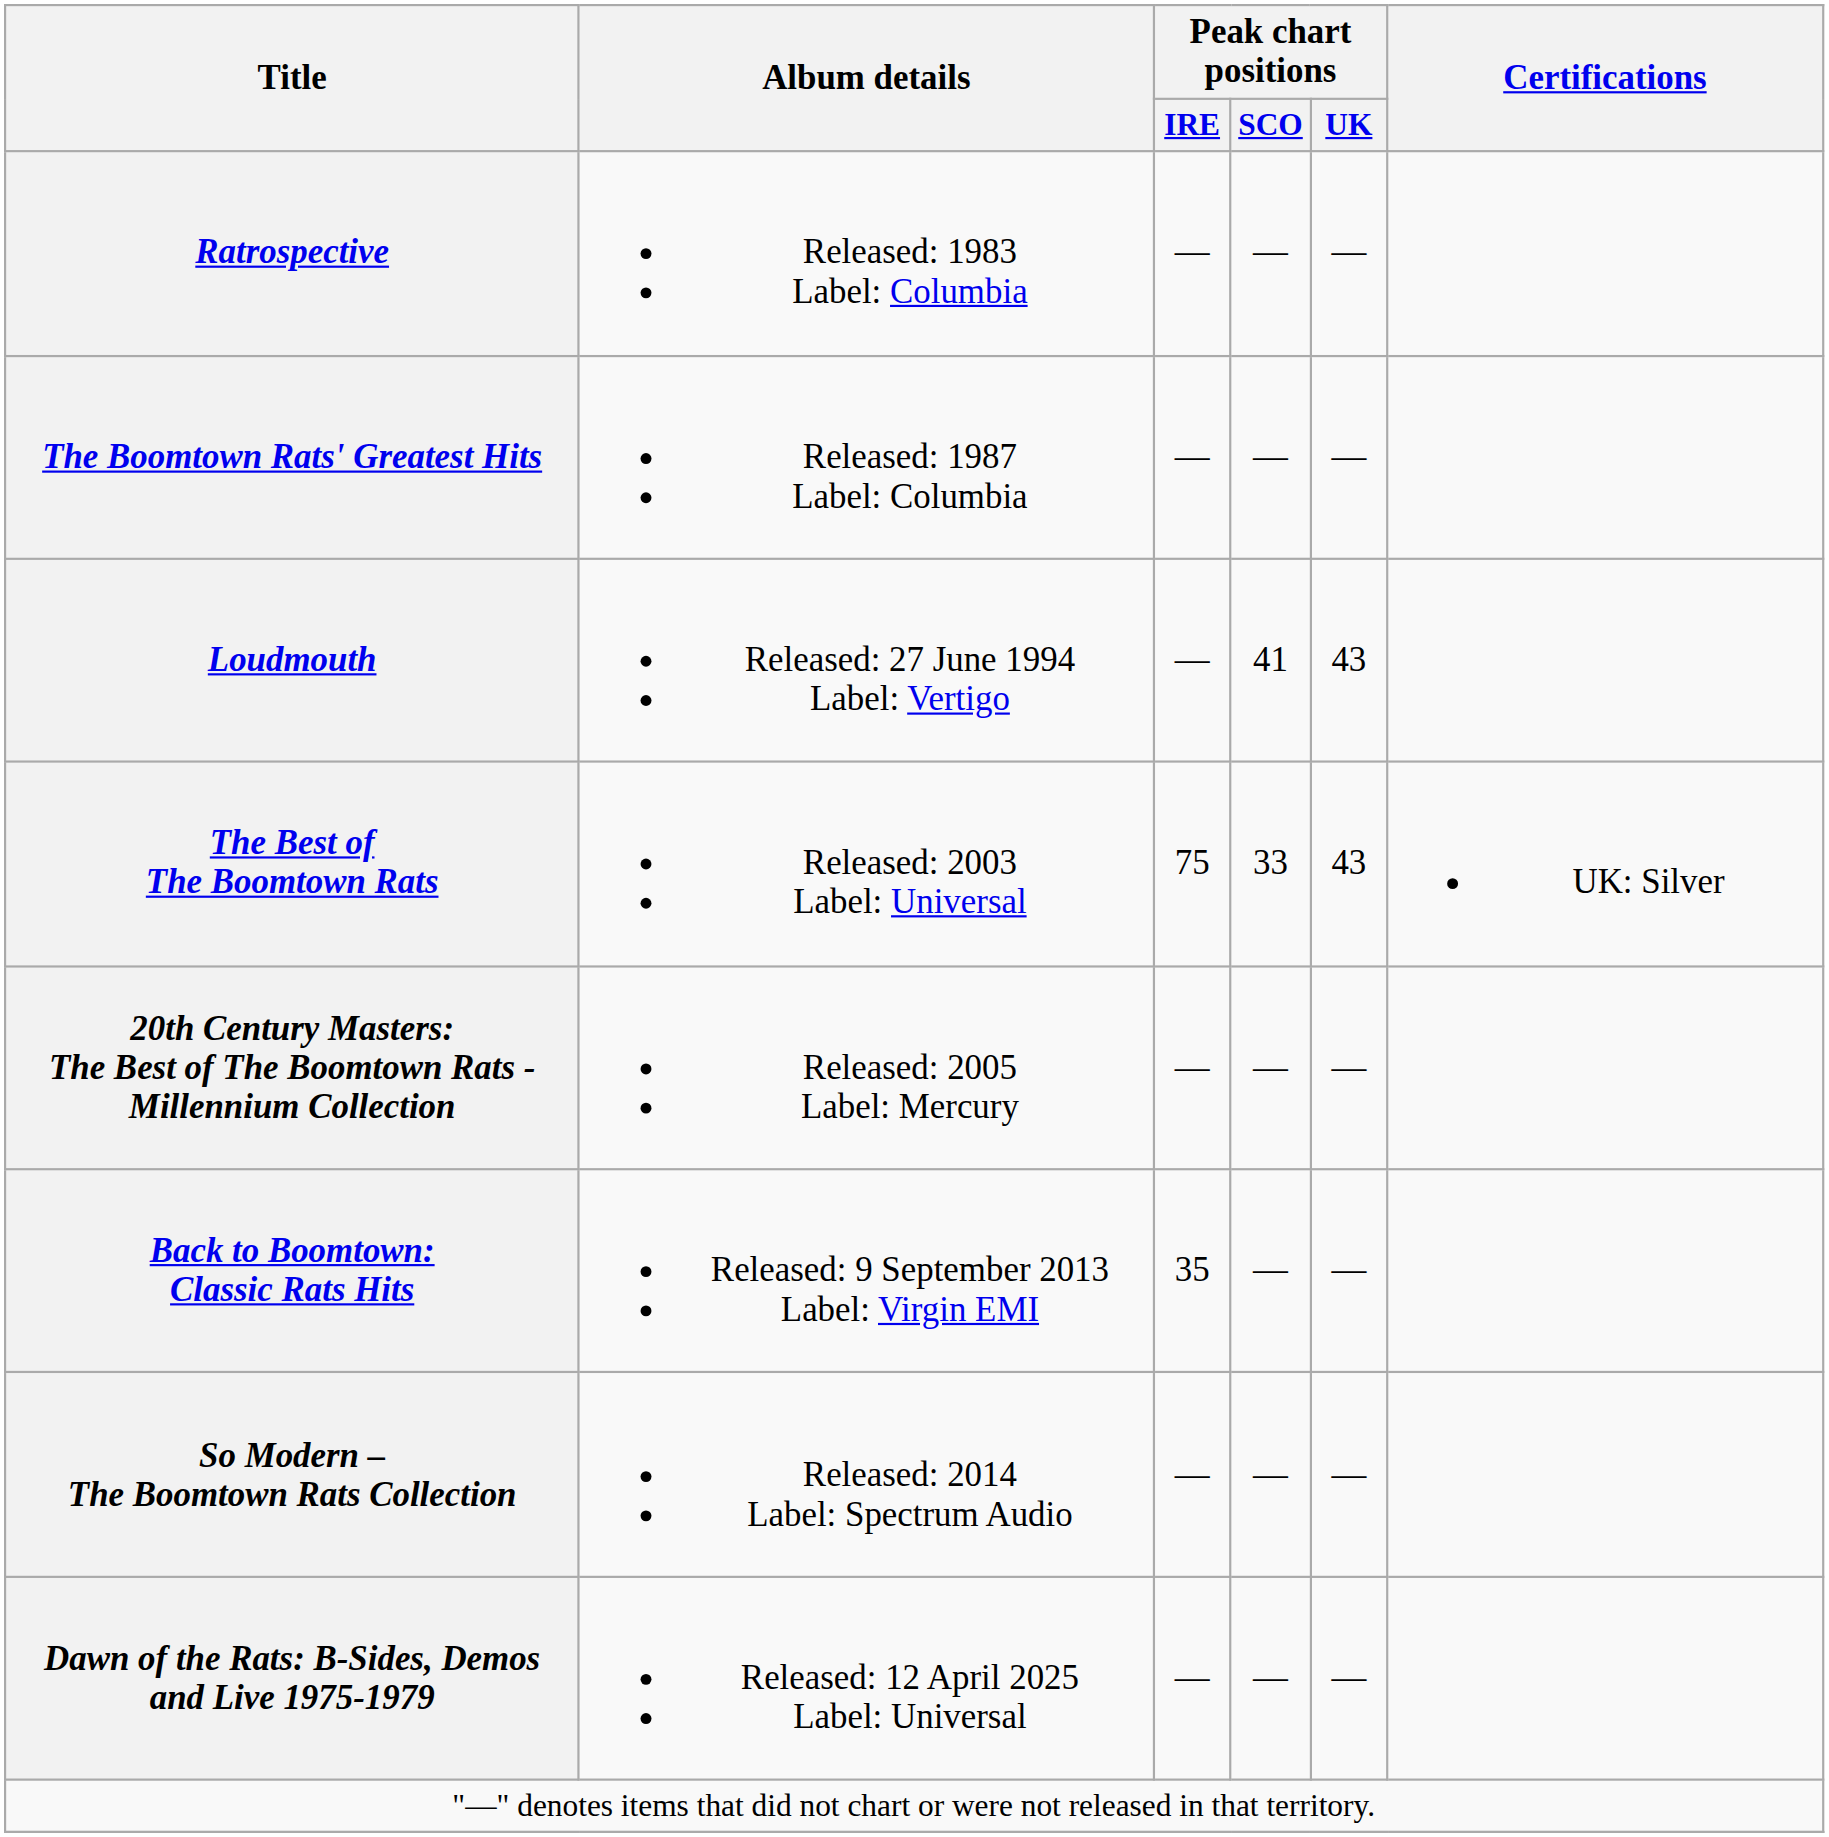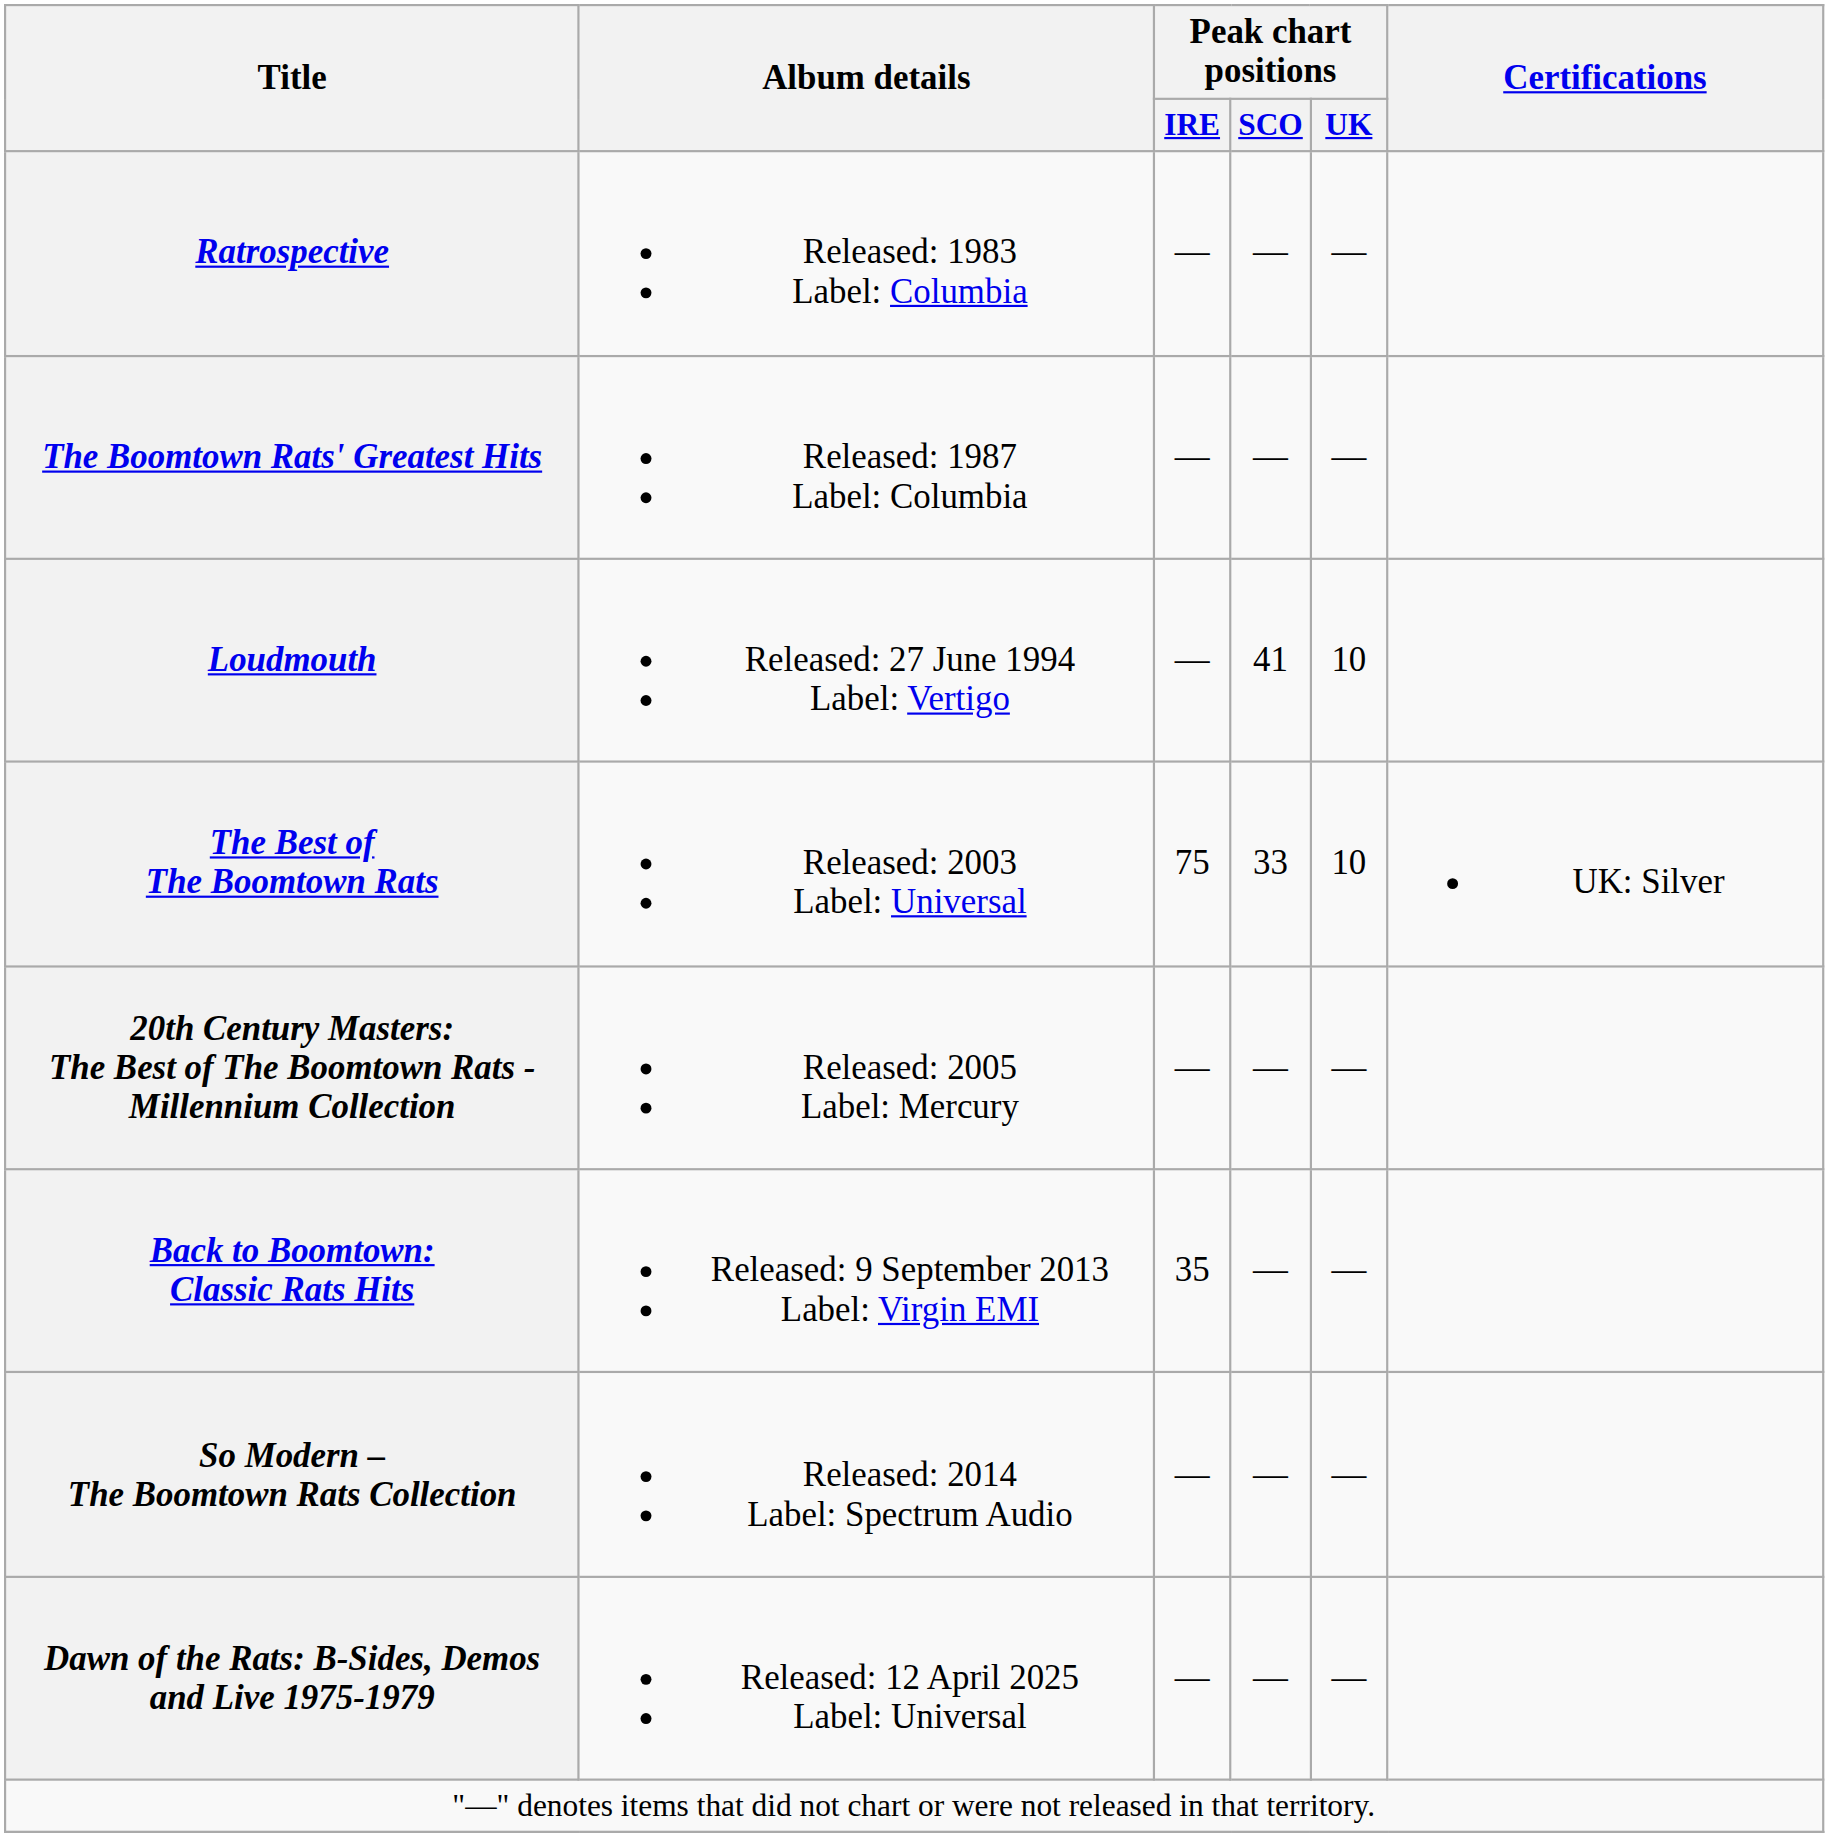(1349, 659) 43 -> (1349, 659) 10
(1349, 863) 43 -> (1349, 863) 10
